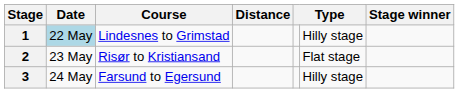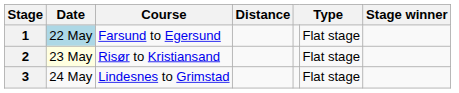(164, 35) Lindesnes to Grimstad -> (160, 35) Farsund to Egersund
(333, 35) Hilly stage -> (331, 35) Flat stage
(71, 56) no background -> (71, 56) lightyellow background
(160, 77) Farsund to Egersund -> (164, 77) Lindesnes to Grimstad
(333, 77) Hilly stage -> (331, 77) Flat stage
